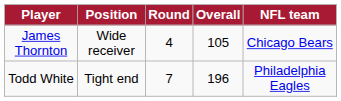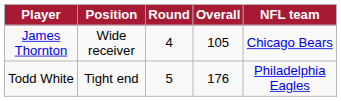(169, 78) 7 -> (169, 78) 5
(218, 78) 196 -> (218, 78) 176
